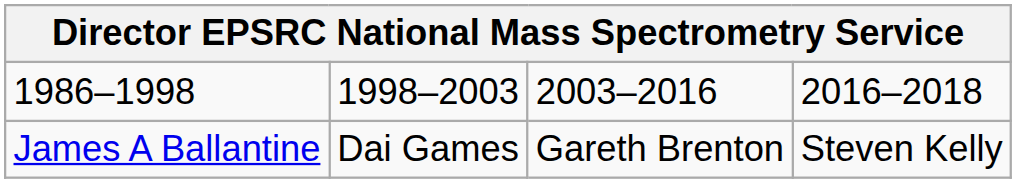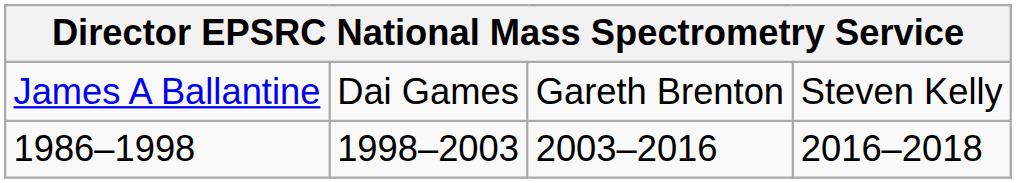rows swapped: (104, 90) <-> (167, 148)
